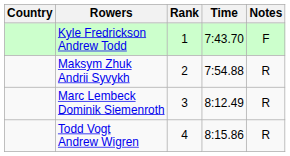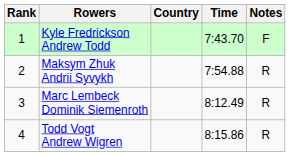columns swapped: (184, 13) <-> (30, 13)
